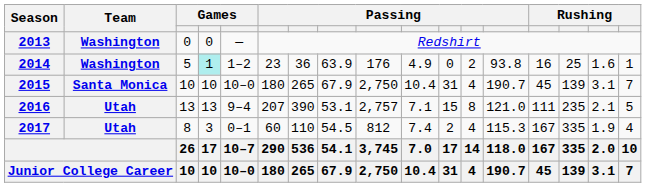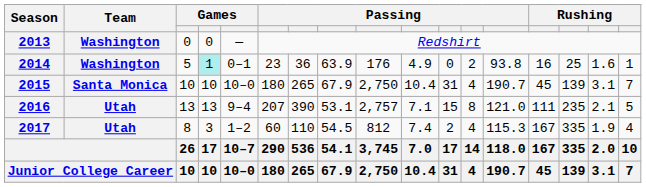(239, 64) 1–2 -> (239, 64) 0–1
(239, 128) 0–1 -> (239, 128) 1–2
